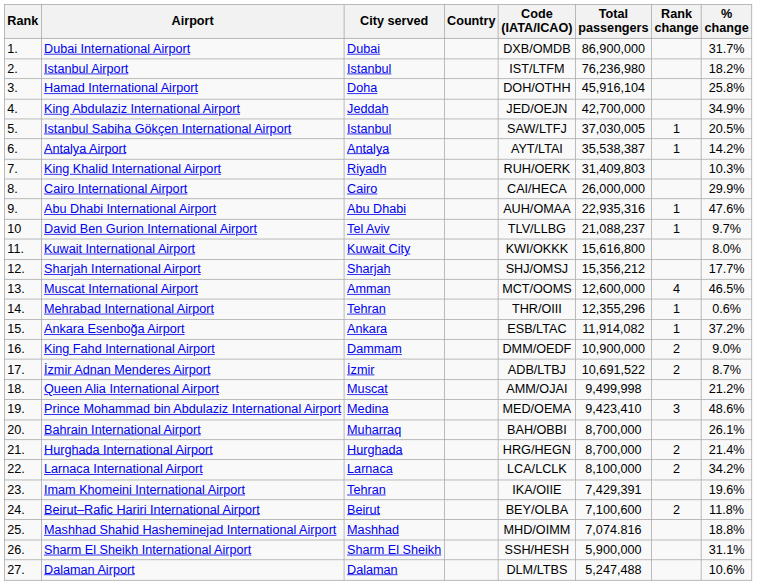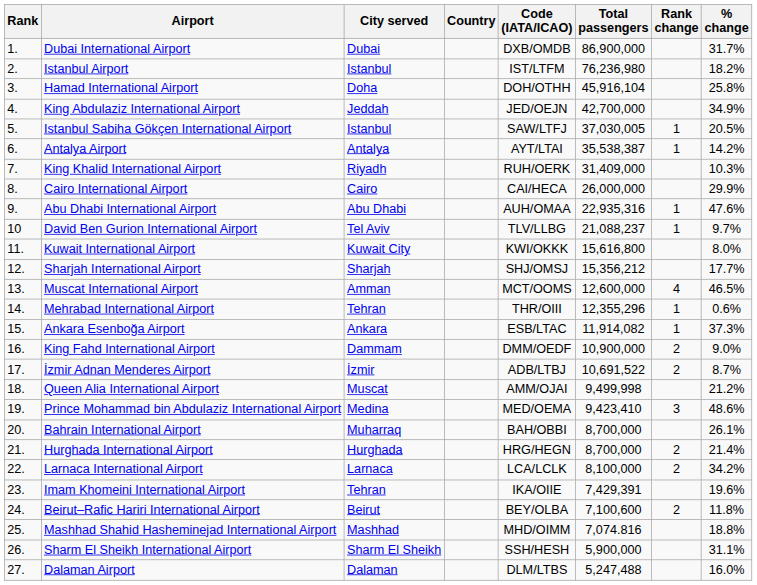(613, 169) 31,409,803 -> (613, 169) 31,409,000
(727, 329) 37.2% -> (727, 329) 37.3%
(727, 569) 10.6% -> (727, 569) 16.0%
